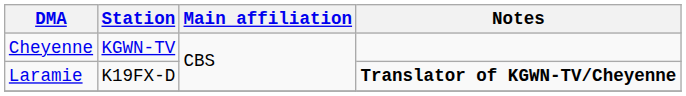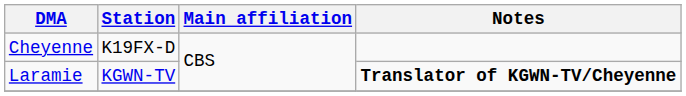(138, 48) KGWN-TV -> (138, 48) K19FX-D
(138, 76) K19FX-D -> (138, 76) KGWN-TV
